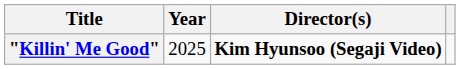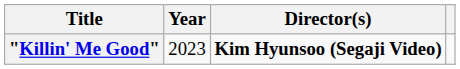(187, 49) 2025 -> (187, 49) 2023
